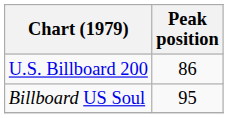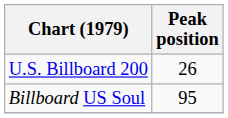(188, 68) 86 -> (188, 68) 26
